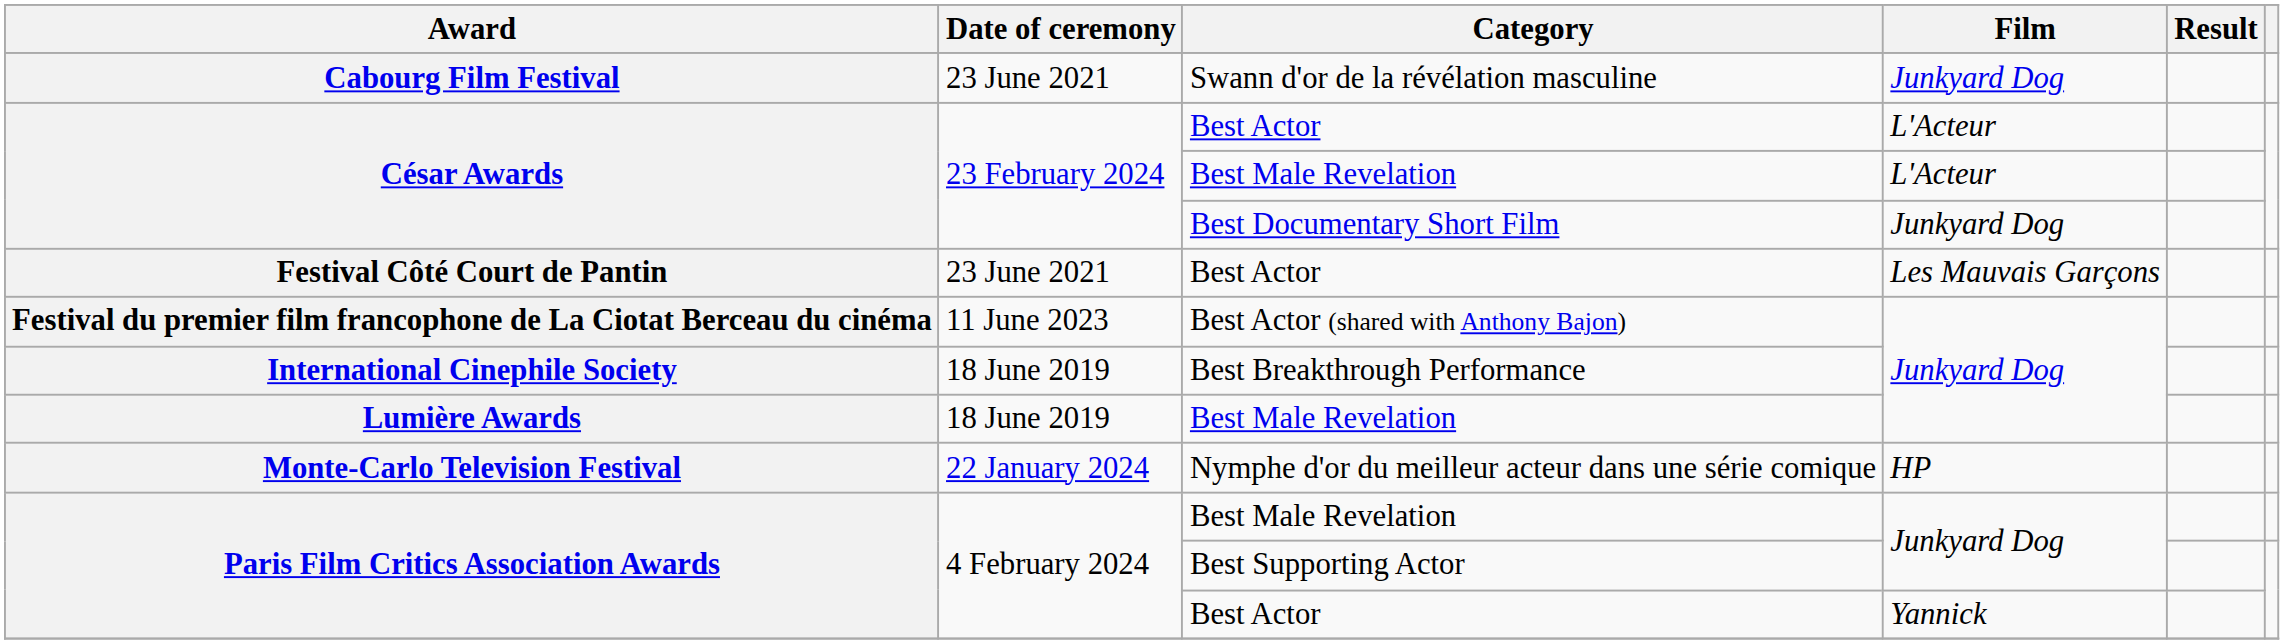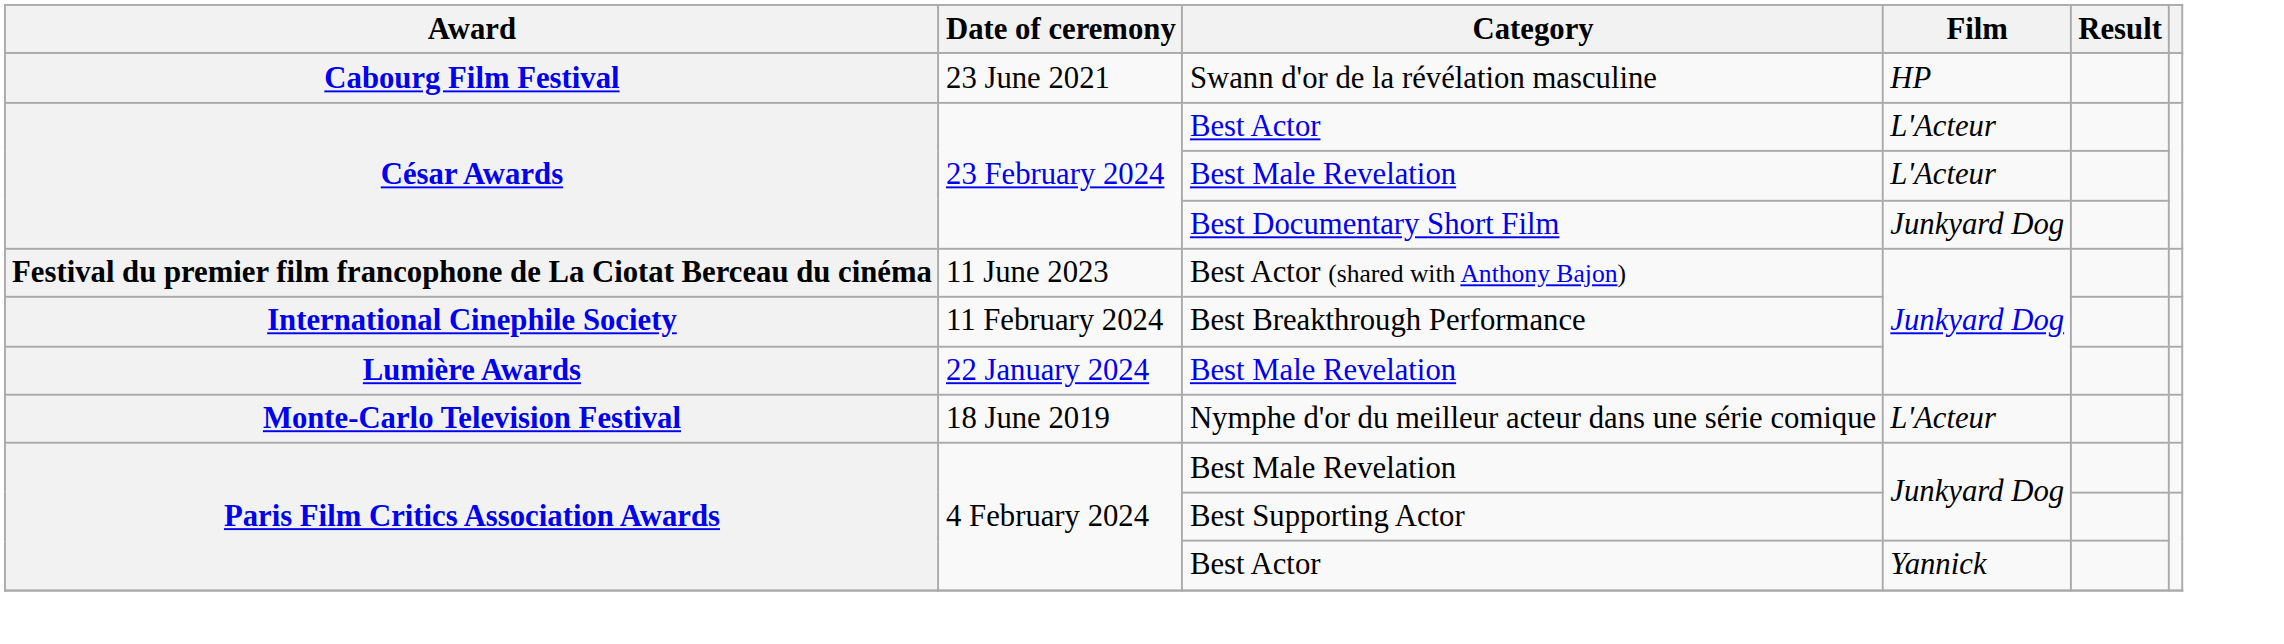(1977, 77) Junkyard Dog -> (1911, 77) HP
- row: (472, 272)
(1028, 369) 18 June 2019 -> (1055, 321) 11 February 2024
(1028, 418) 18 June 2019 -> (1048, 369) 22 January 2024
(1048, 467) 22 January 2024 -> (1028, 418) 18 June 2019
(1911, 467) HP -> (1943, 418) L'Acteur
